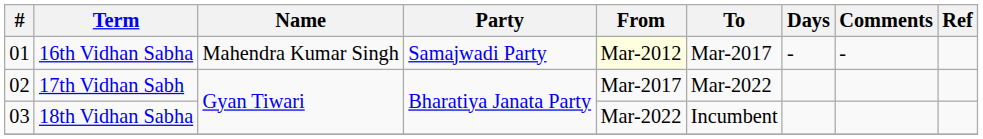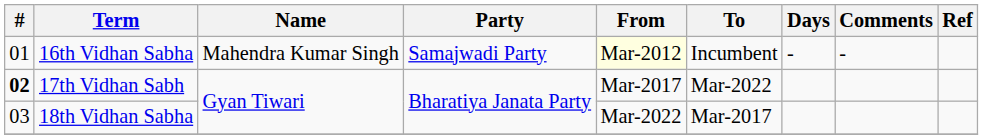(731, 52) Mar-2017 -> (734, 52) Incumbent
(19, 85) normal -> (19, 85) bold
(734, 117) Incumbent -> (731, 117) Mar-2017
